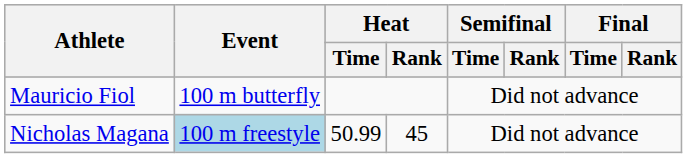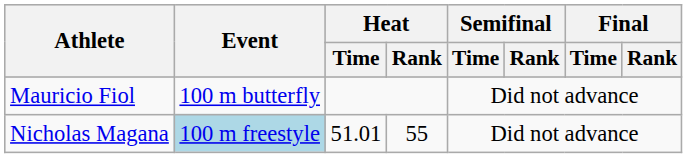(356, 133) 50.99 -> (356, 133) 51.01
(417, 133) 45 -> (417, 133) 55
